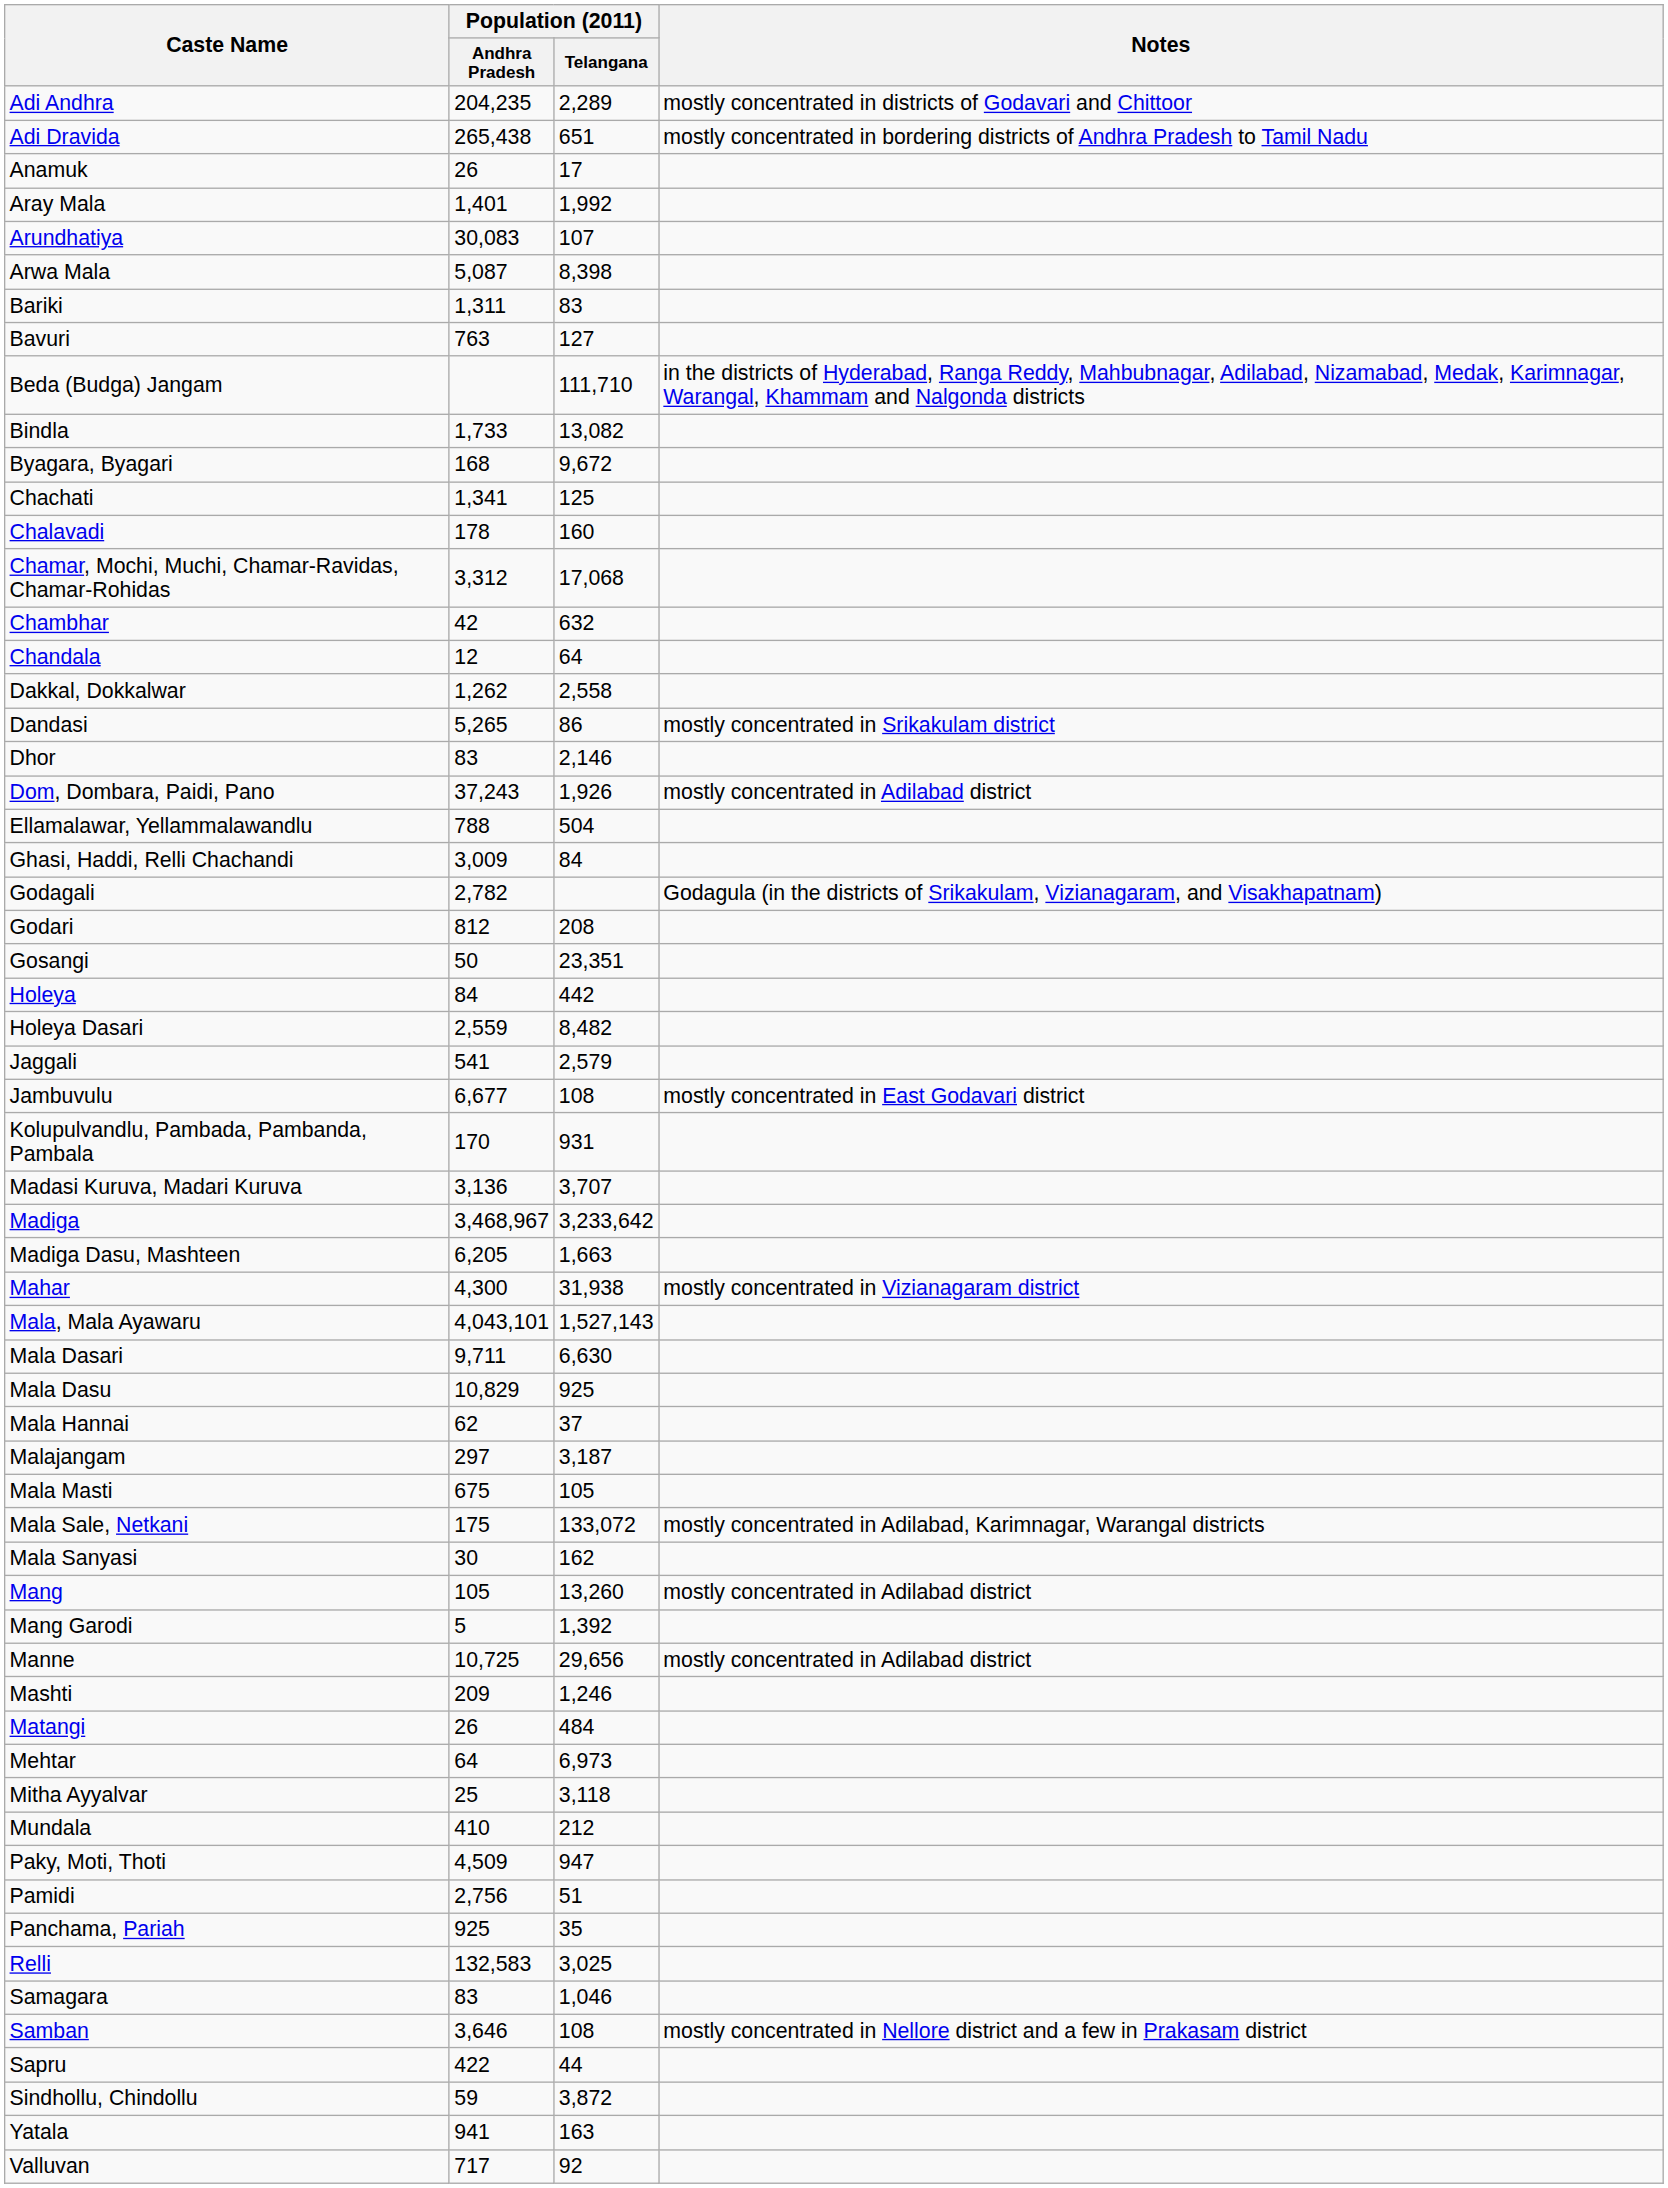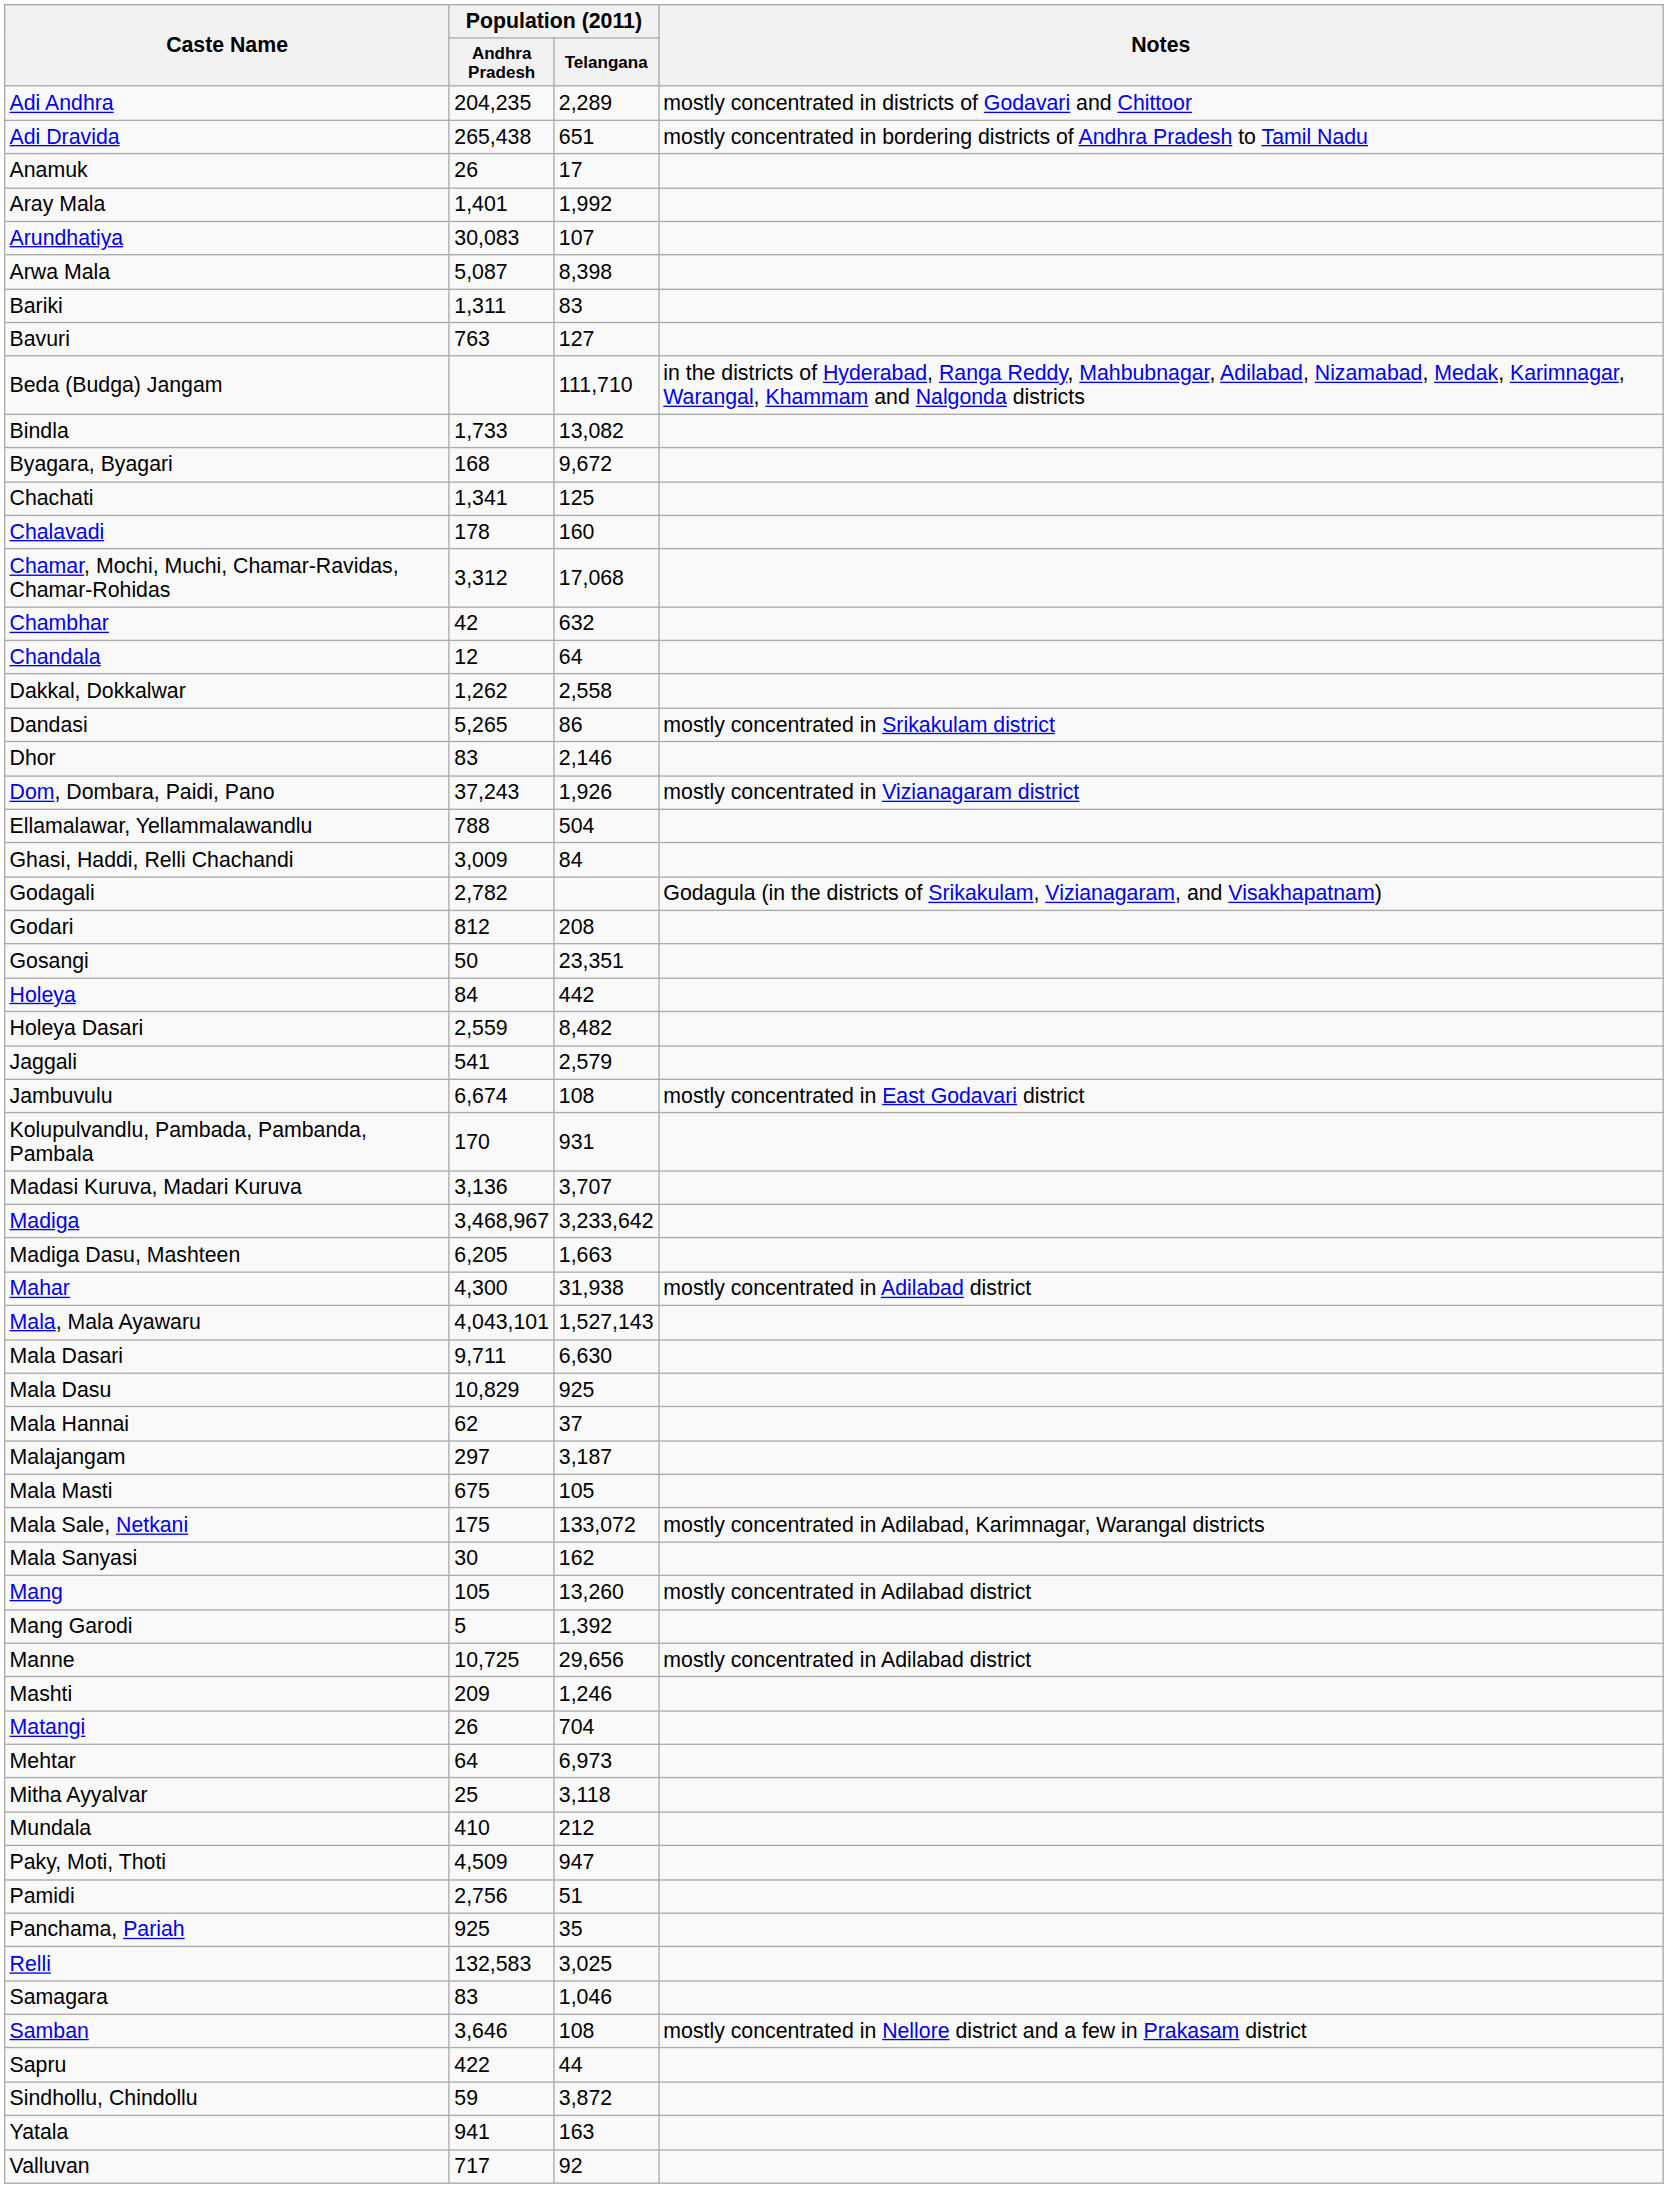(847, 792) mostly concentrated in Adilabad district -> (871, 792) mostly concentrated in Vizianagaram district
(481, 1095) 6,677 -> (481, 1095) 6,674
(871, 1288) mostly concentrated in Vizianagaram district -> (847, 1288) mostly concentrated in Adilabad district
(577, 1727) 484 -> (577, 1727) 704
